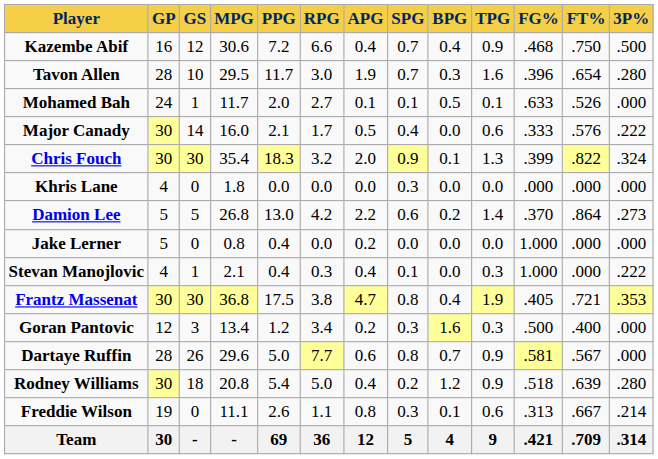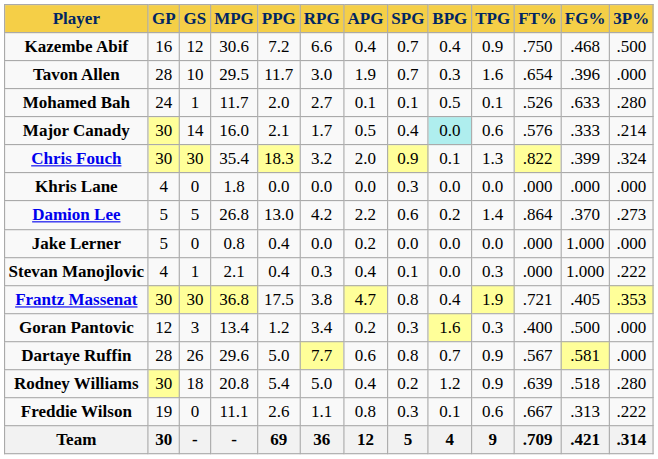columns swapped: (538, 18) <-> (586, 18)
(631, 74) .280 -> (631, 74) .000
(631, 102) .000 -> (631, 102) .280
(450, 131) no background -> (450, 131) paleturquoise background
(631, 131) .222 -> (631, 131) .214
(631, 411) .214 -> (631, 411) .222
